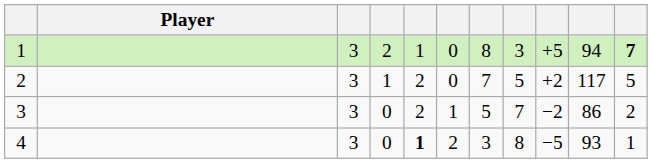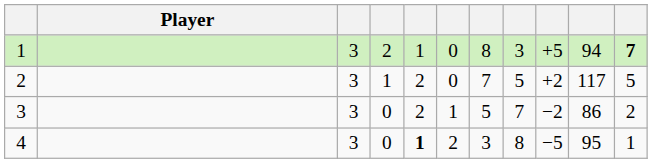(592, 142) 93 -> (592, 142) 95
